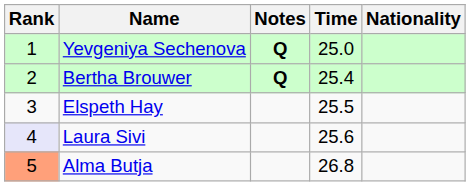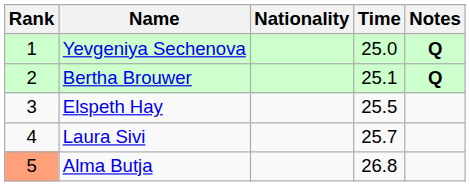columns swapped: (413, 19) <-> (280, 19)
(336, 78) 25.4 -> (379, 78) 25.1
(32, 136) lavender background -> (32, 136) no background
(336, 136) 25.6 -> (379, 136) 25.7
